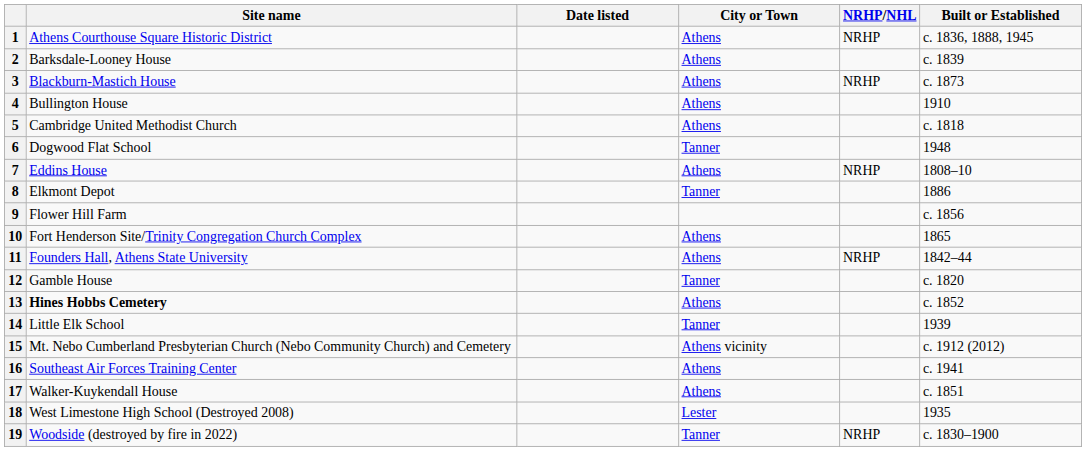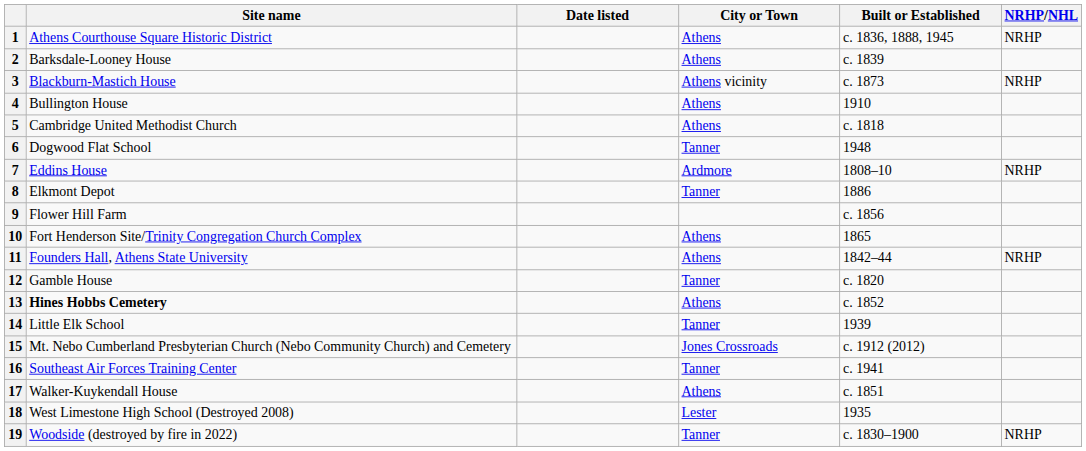columns swapped: (1000, 15) <-> (880, 15)
(701, 81) Athens -> (724, 81) Athens vicinity
(701, 170) Athens -> (707, 170) Ardmore
(724, 346) Athens vicinity -> (730, 346) Jones Crossroads
(701, 368) Athens -> (701, 368) Tanner
